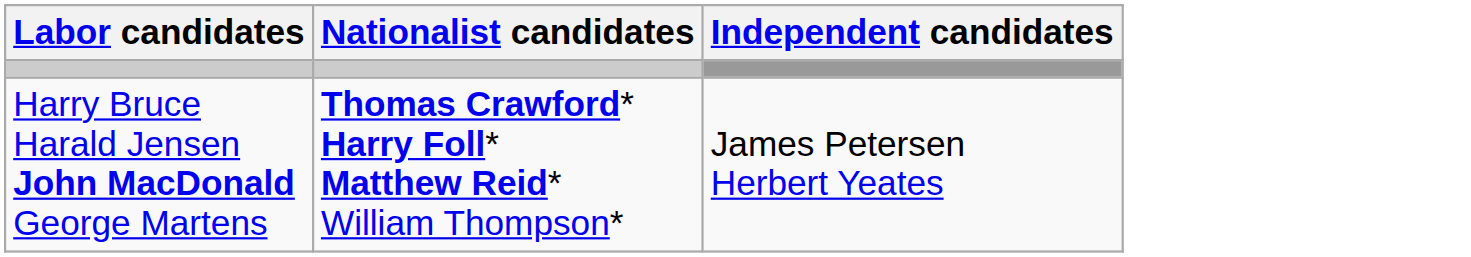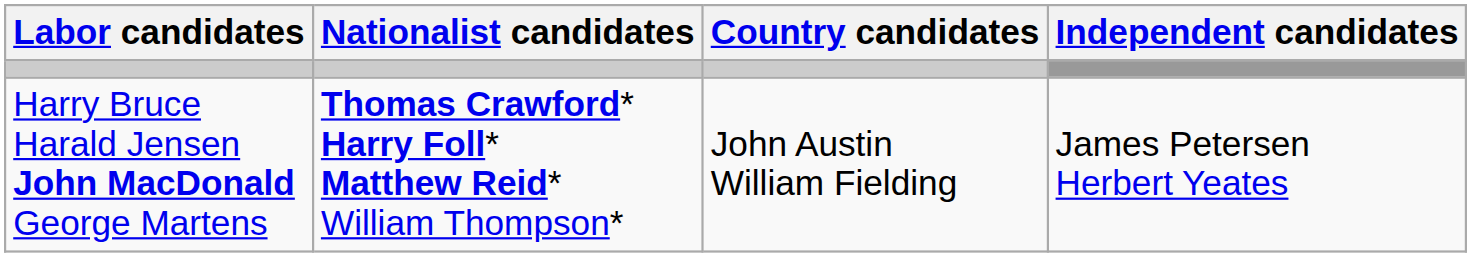+ column: (875, 32)
